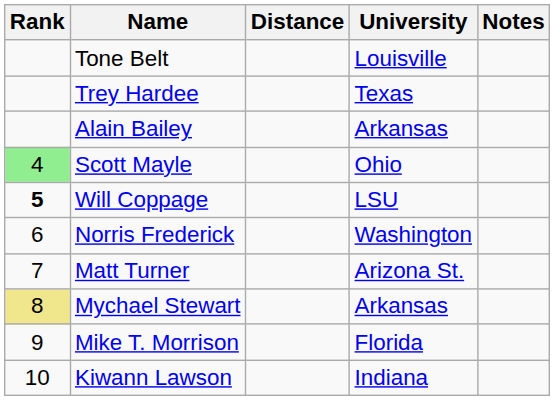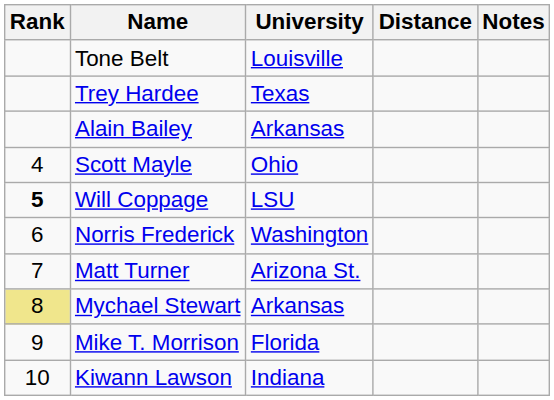columns swapped: (413, 22) <-> (298, 22)
(37, 164) lightgreen background -> (37, 164) no background
